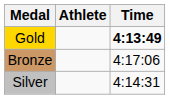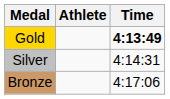rows swapped: (30, 82) <-> (30, 60)
